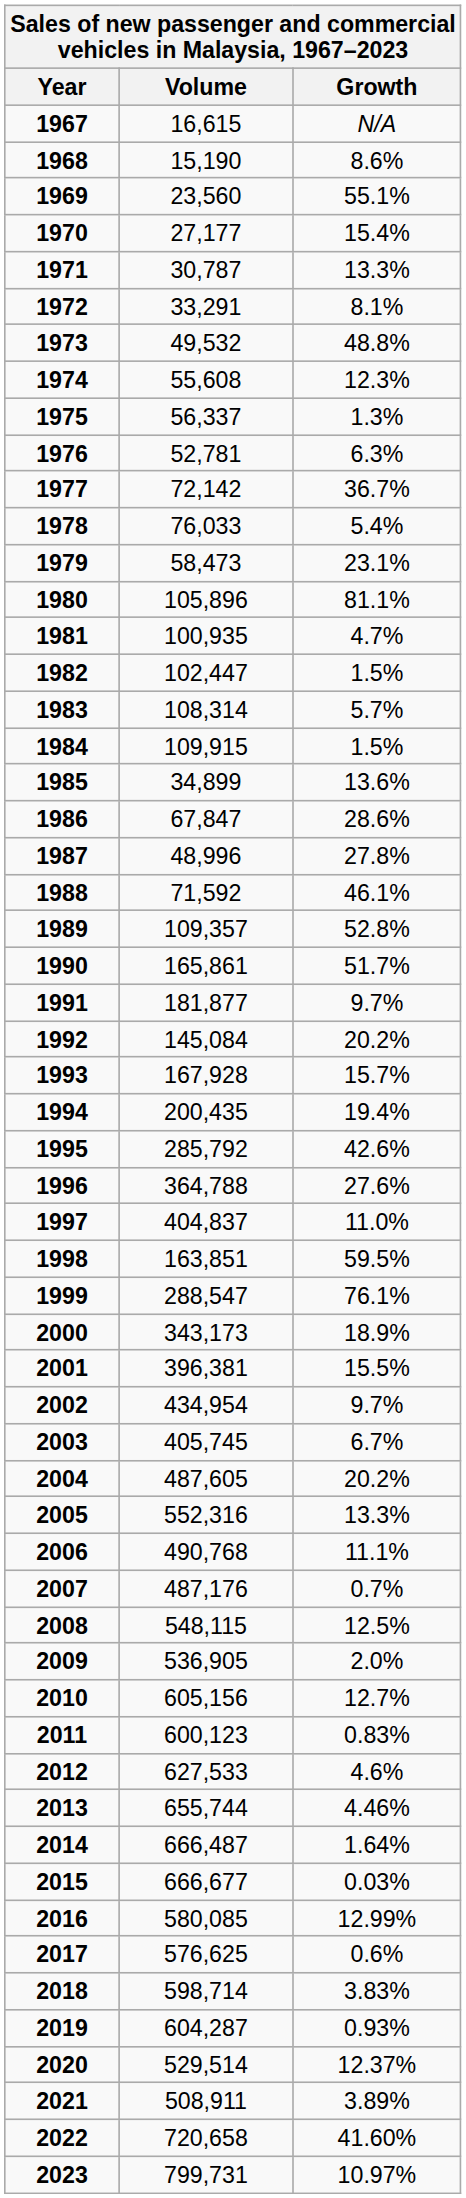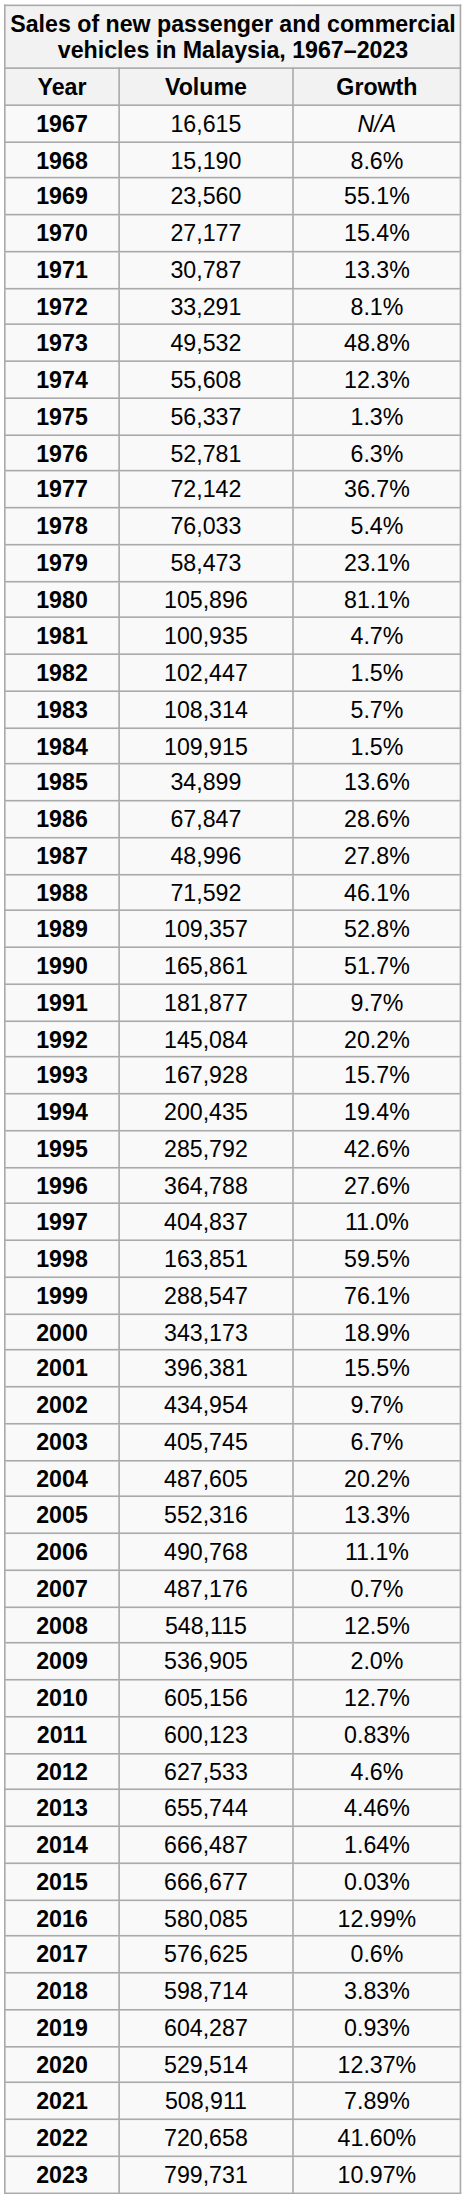(377, 2101) 3.89% -> (377, 2101) 7.89%
